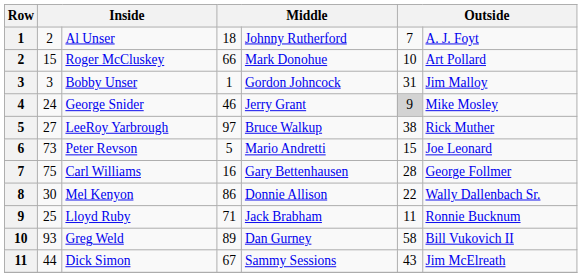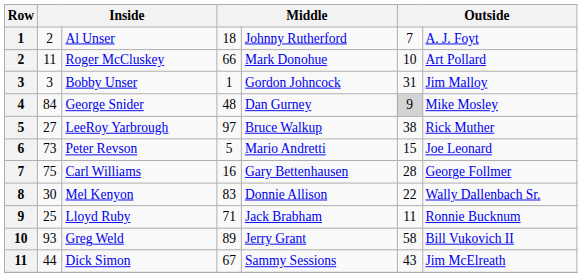(50, 60) 15 -> (50, 60) 11
(50, 105) 24 -> (50, 105) 84
(229, 105) 46 -> (229, 105) 48
(276, 105) Jerry Grant -> (278, 105) Dan Gurney
(229, 194) 86 -> (229, 194) 83
(278, 239) Dan Gurney -> (276, 239) Jerry Grant
